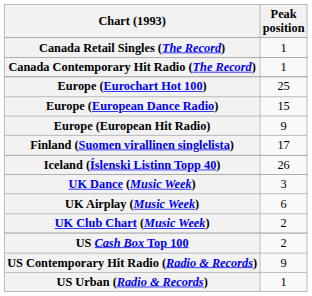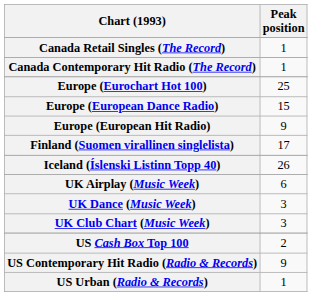rows swapped: (132, 203) <-> (132, 184)
(284, 223) 2 -> (284, 223) 3
